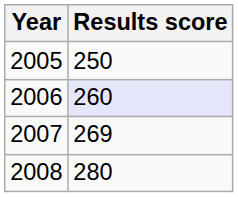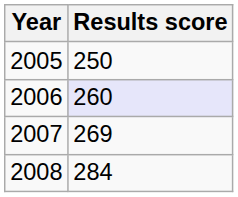(93, 172) 280 -> (93, 172) 284
